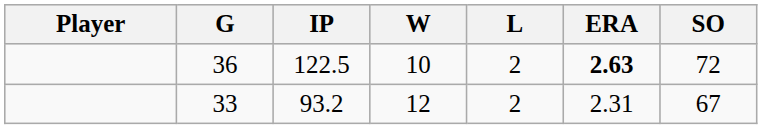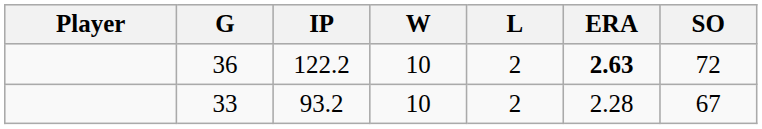(322, 63) 122.5 -> (322, 63) 122.2
(418, 103) 12 -> (418, 103) 10
(612, 103) 2.31 -> (612, 103) 2.28
